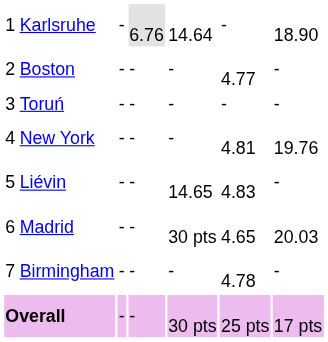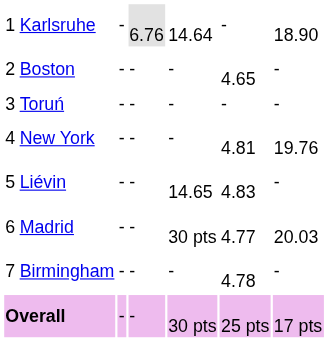(238, 79) 4.77 -> (238, 79) 4.65
(238, 237) 4.65 -> (238, 237) 4.77
